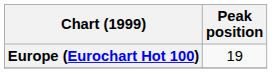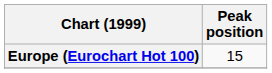(235, 56) 19 -> (235, 56) 15
